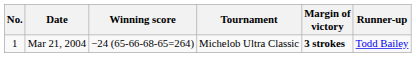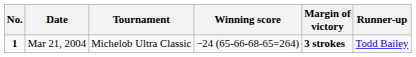columns swapped: (249, 19) <-> (143, 19)
(15, 44) normal -> (15, 44) bold
